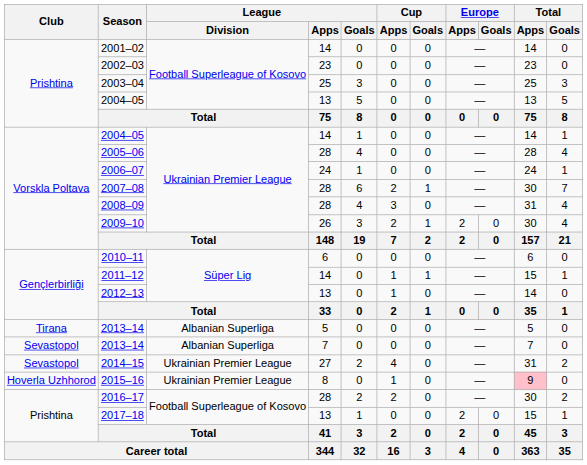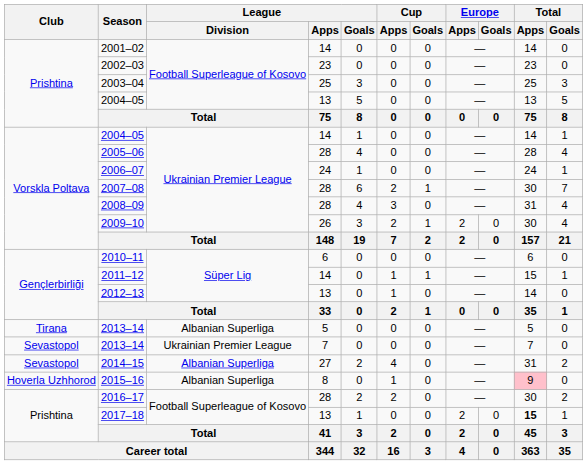(228, 345) Albanian Superliga -> (228, 345) Ukrainian Premier League
(228, 363) Ukrainian Premier League -> (228, 363) Albanian Superliga
(228, 380) Ukrainian Premier League -> (228, 380) Albanian Superliga
(530, 415) normal -> (530, 415) bold
